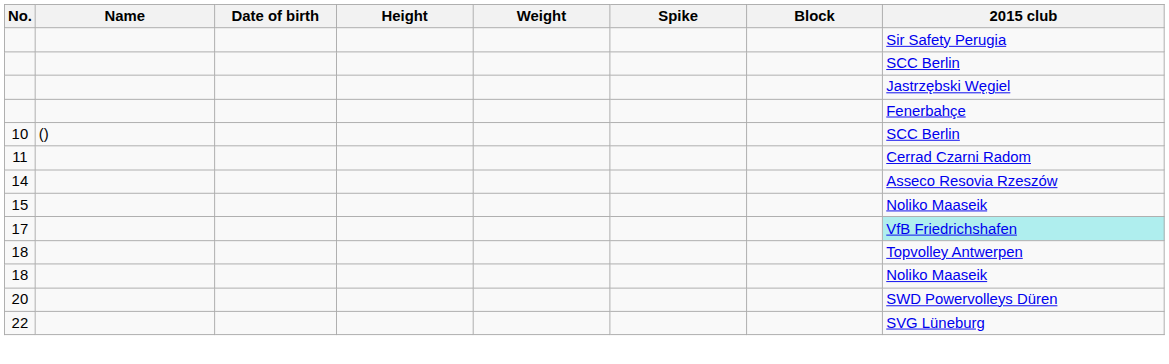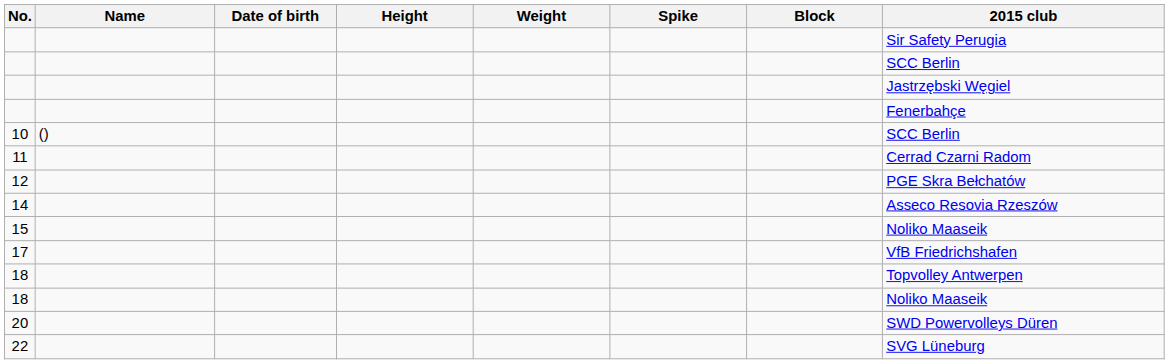+ row: (20, 181)
(952, 228) paleturquoise background -> (952, 252) no background
